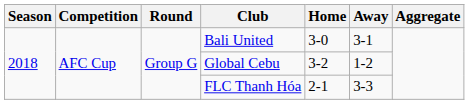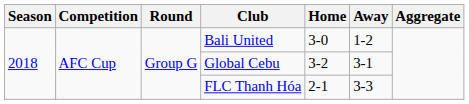(363, 39) 3-1 -> (363, 39) 1-2
(363, 63) 1-2 -> (363, 63) 3-1
